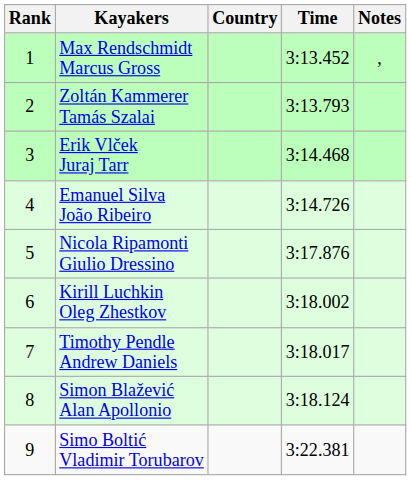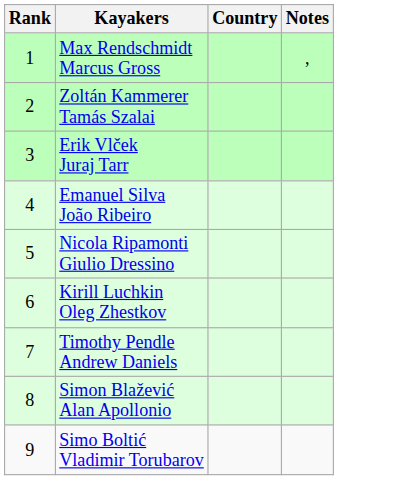- column: (318, 18)
